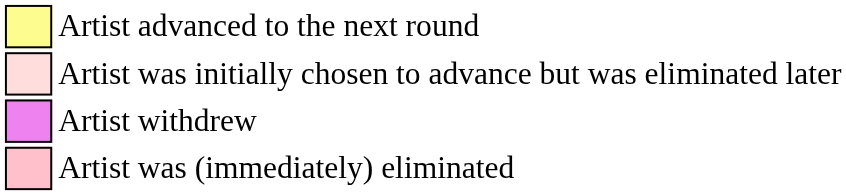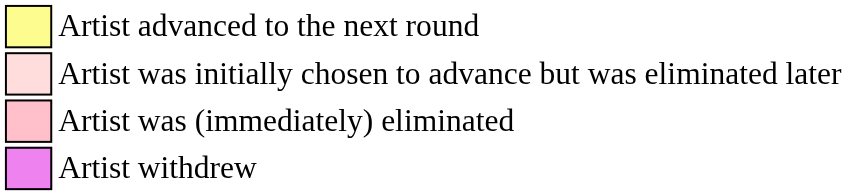rows swapped: (286, 167) <-> (157, 120)
